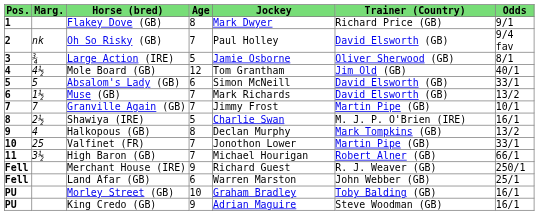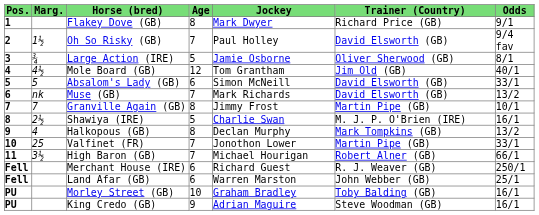(38, 40) nk -> (38, 40) 1½
(38, 95) 1½ -> (38, 95) nk
(192, 107) 7 -> (192, 107) 8
(192, 168) 9 -> (192, 168) 6
